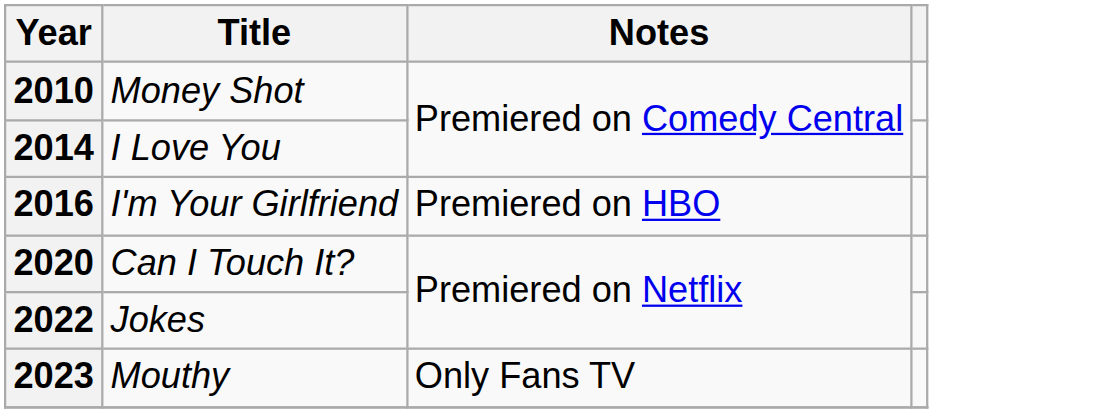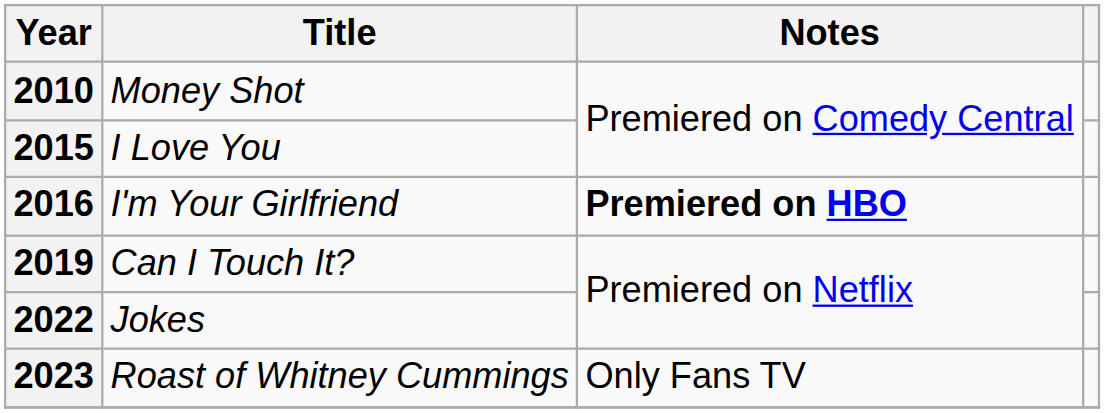(54, 147) 2014 -> (54, 147) 2015
(568, 205) normal -> (746, 205) bold
(54, 262) 2020 -> (54, 262) 2019
+ row: (340, 377)
- row: (170, 377)
